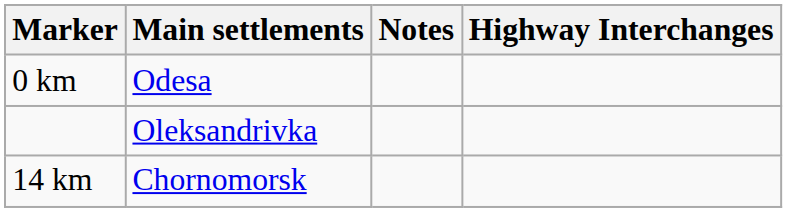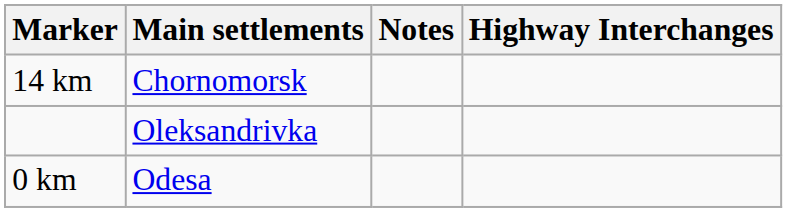rows swapped: (44, 79) <-> (52, 180)
